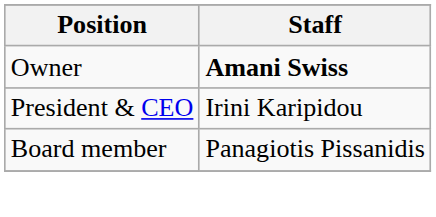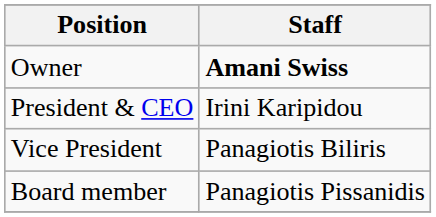+ row: (86, 149)
